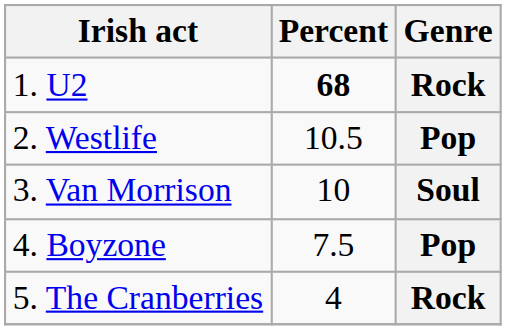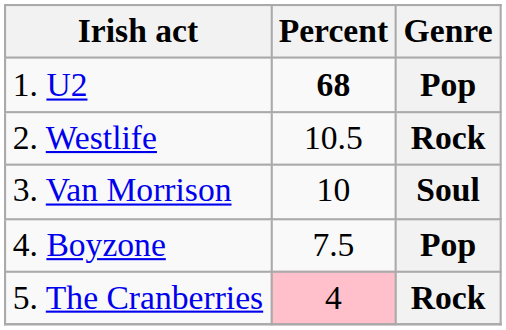(448, 84) Rock -> (448, 84) Pop
(448, 137) Pop -> (448, 137) Rock
(333, 297) no background -> (333, 297) pink background
